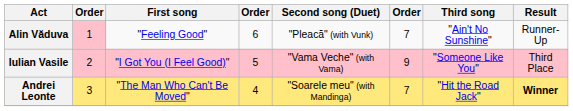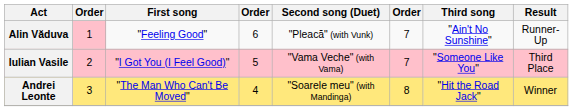(407, 63) 9 -> (407, 63) 7
(407, 91) 7 -> (407, 91) 8
(541, 91) bold -> (541, 91) normal
